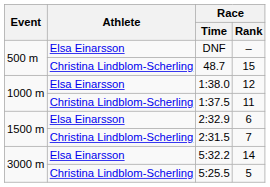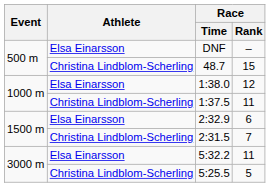(249, 156) 14 -> (249, 156) 11
